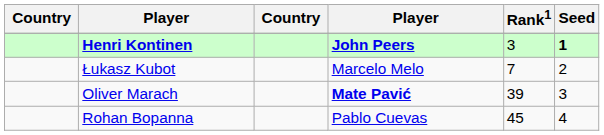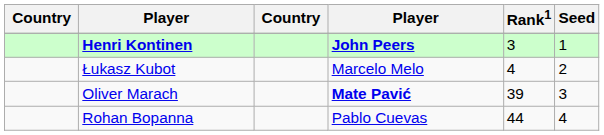(563, 45) bold -> (563, 45) normal
(511, 69) 7 -> (511, 69) 4
(515, 118) 45 -> (515, 118) 44
